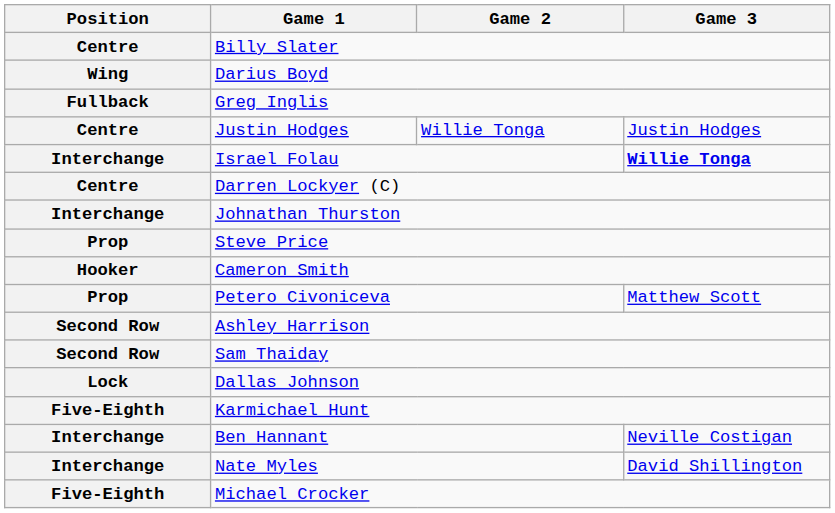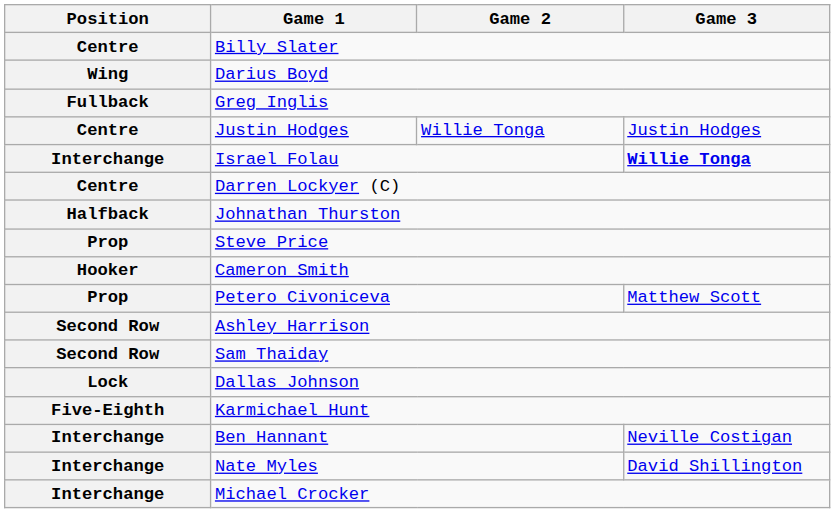(108, 214) Interchange -> (108, 214) Halfback
(108, 494) Five-Eighth -> (108, 494) Interchange
